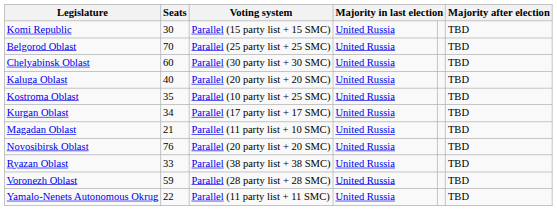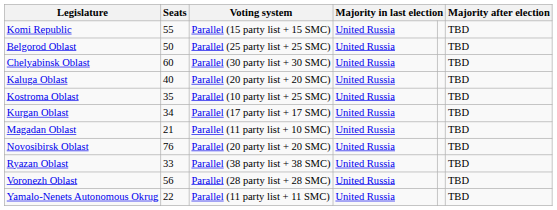(168, 29) 30 -> (168, 29) 55
(168, 46) 70 -> (168, 46) 50
(168, 180) 59 -> (168, 180) 56
